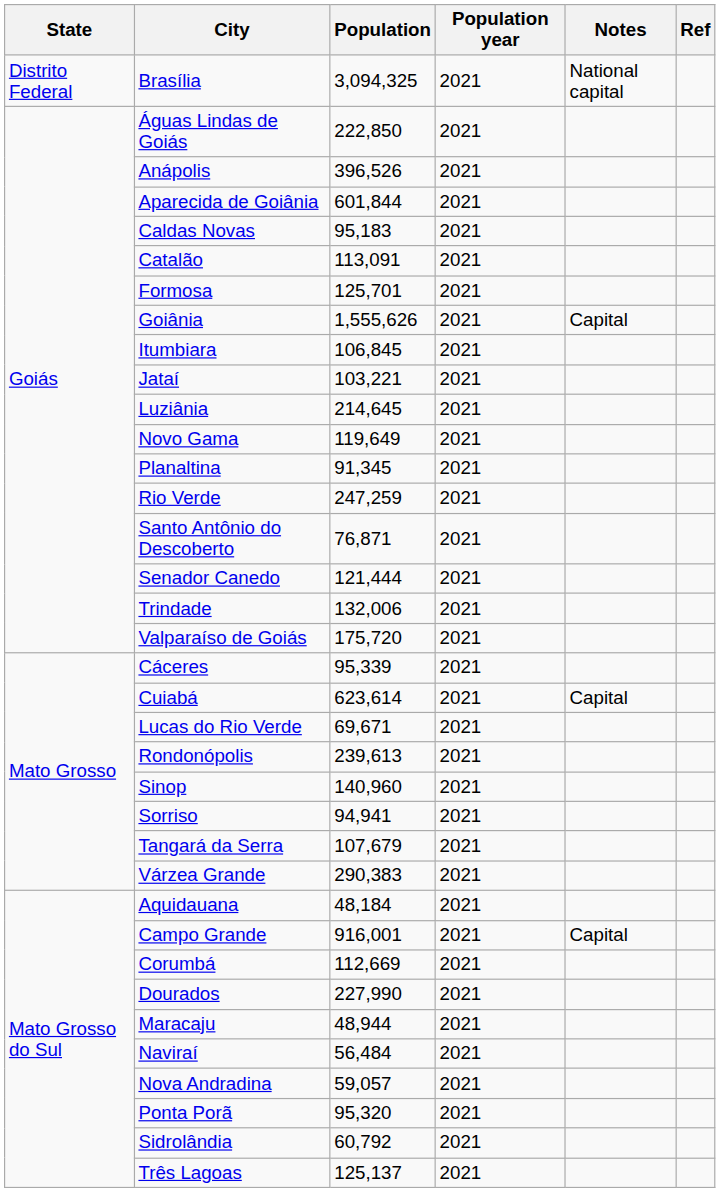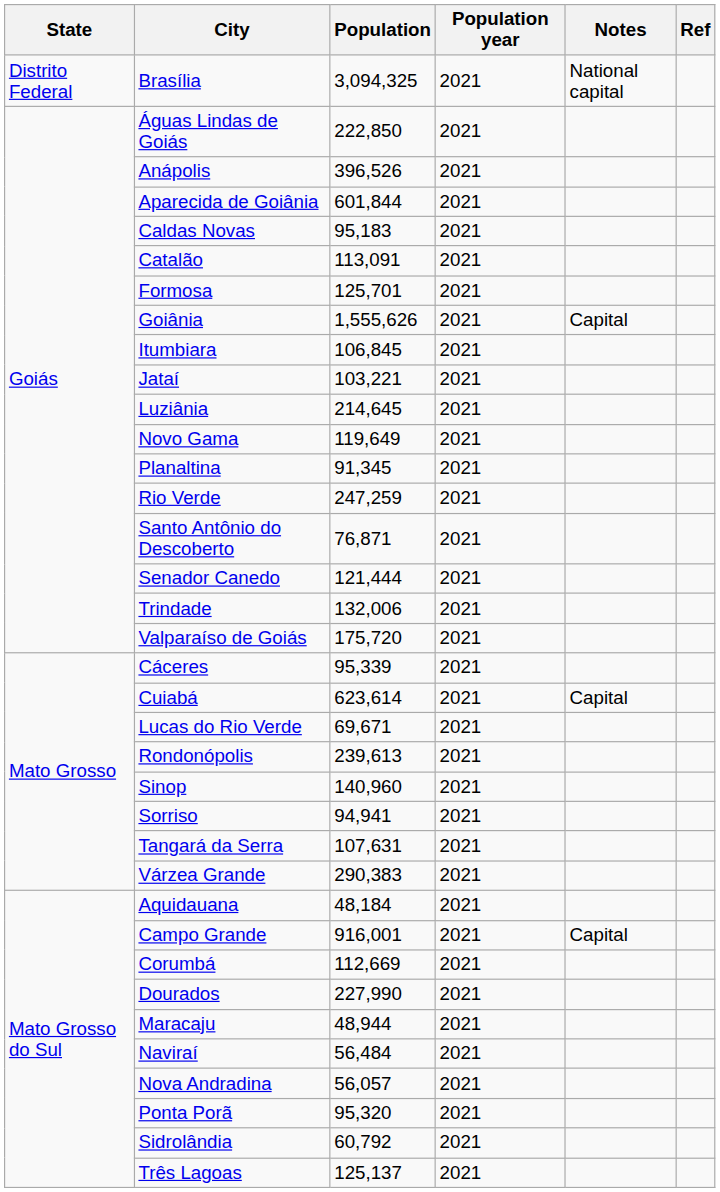(368, 845) 107,679 -> (368, 845) 107,631
(363, 1083) 59,057 -> (363, 1083) 56,057
